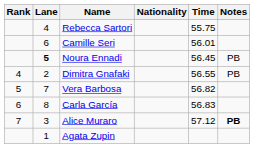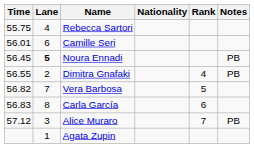columns swapped: (18, 12) <-> (203, 12)
(234, 120) bold -> (234, 120) normal
